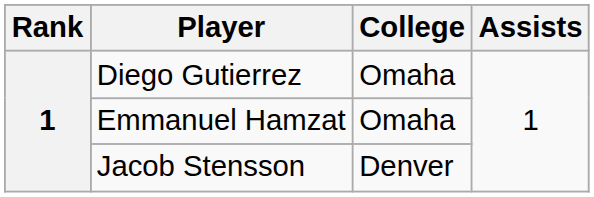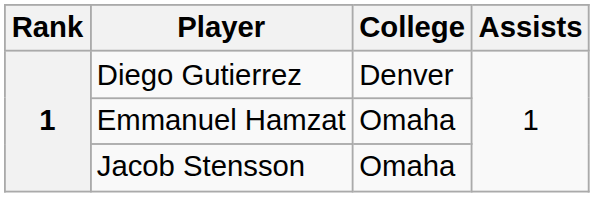(407, 74) Omaha -> (406, 74) Denver
(406, 167) Denver -> (407, 167) Omaha
